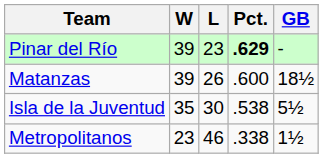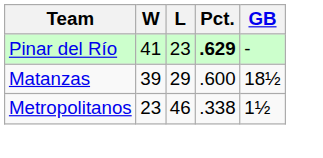(184, 49) 39 -> (151, 49) 41
(213, 78) 26 -> (180, 78) 29
- row: (87, 108)
